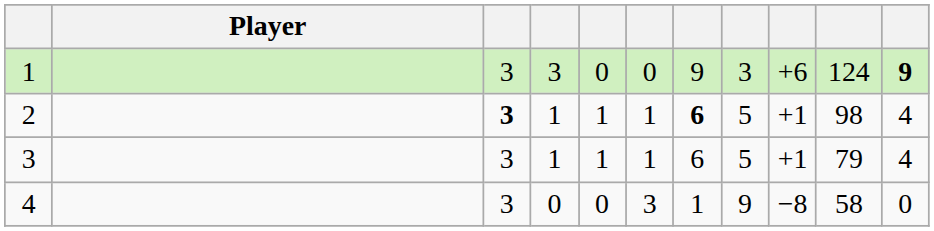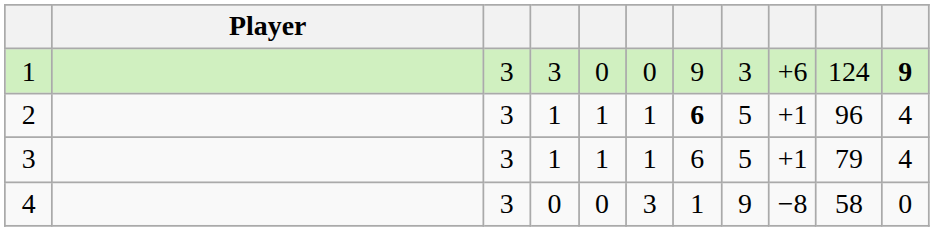(507, 114) bold -> (507, 114) normal
(849, 114) 98 -> (849, 114) 96
